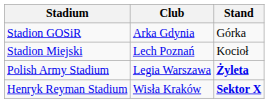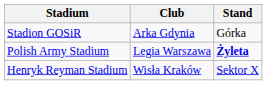- row: (45, 51)
(239, 88) bold -> (238, 70) normal
